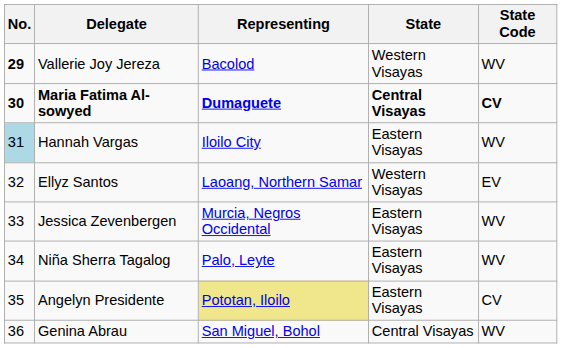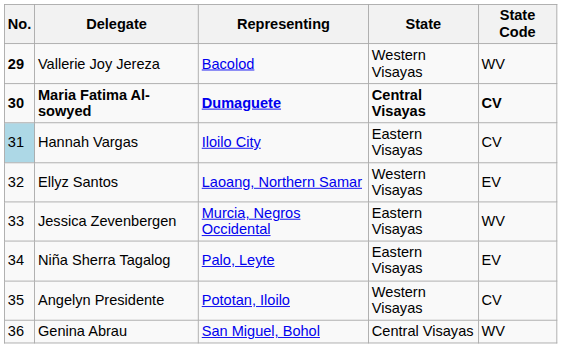(493, 142) WV -> (492, 142) CV
(493, 261) WV -> (491, 261) EV
(246, 300) khaki background -> (246, 300) no background
(397, 300) Eastern Visayas -> (399, 300) Western Visayas
